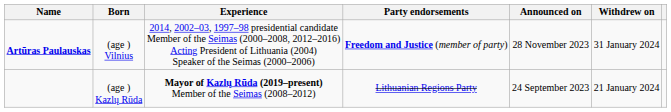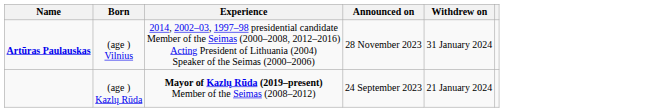- column: (426, 12)
